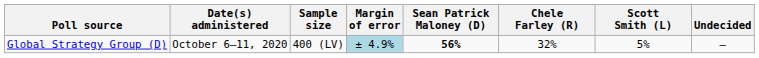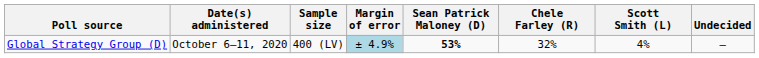(451, 44) 56% -> (451, 44) 53%
(643, 44) 5% -> (643, 44) 4%
